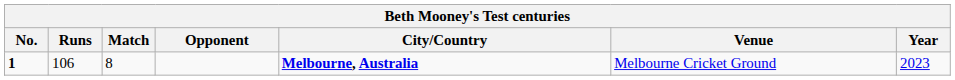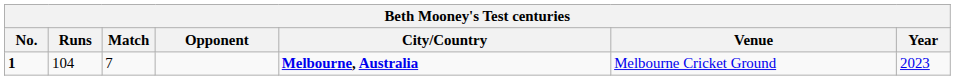(63, 63) 106 -> (63, 63) 104
(109, 63) 8 -> (109, 63) 7
